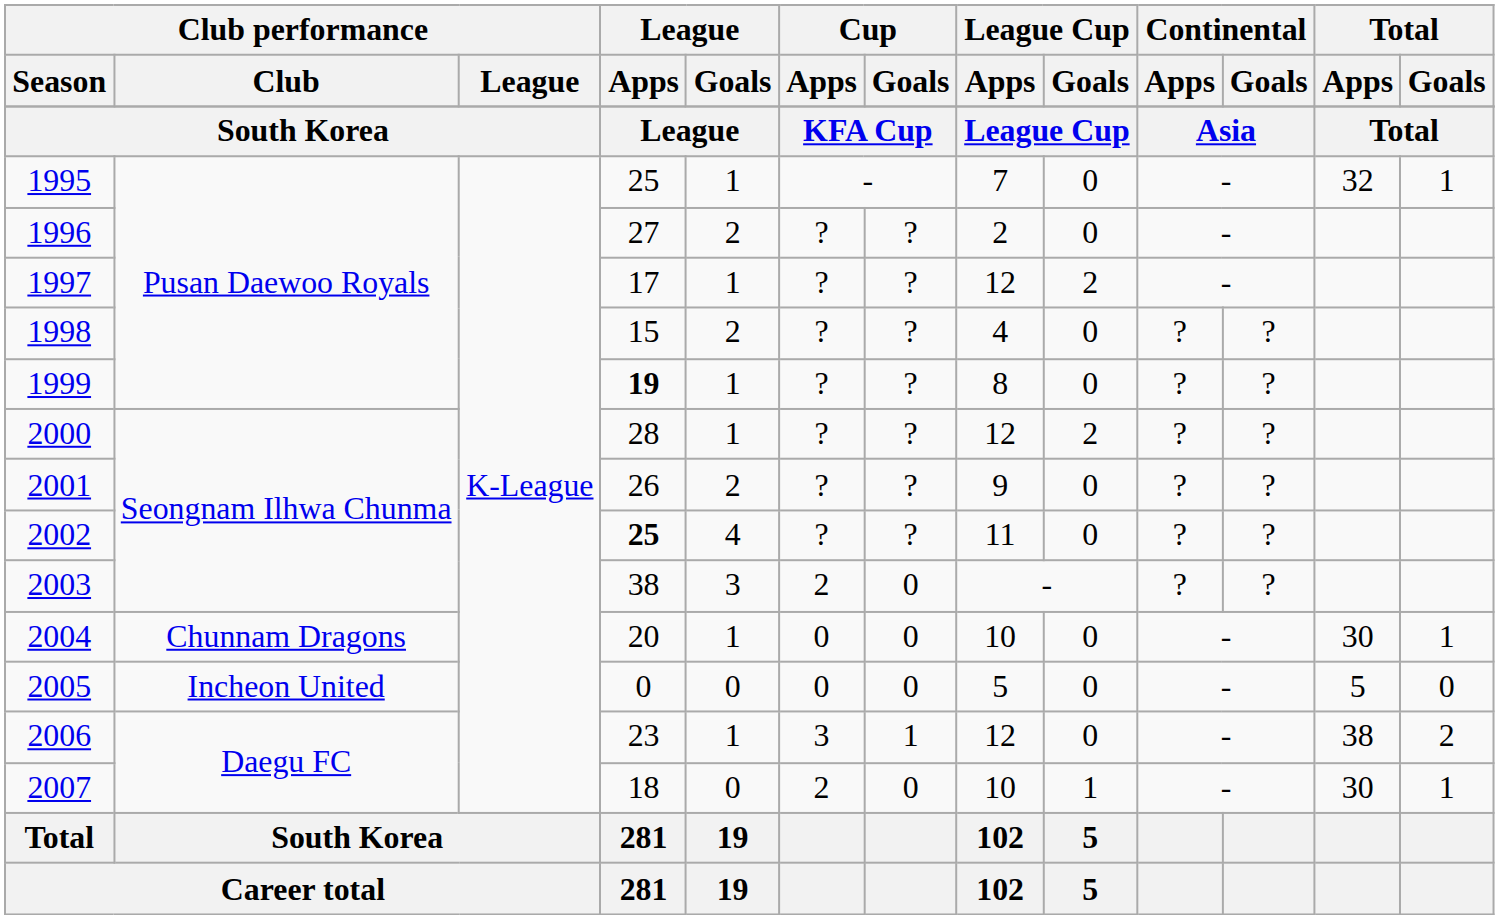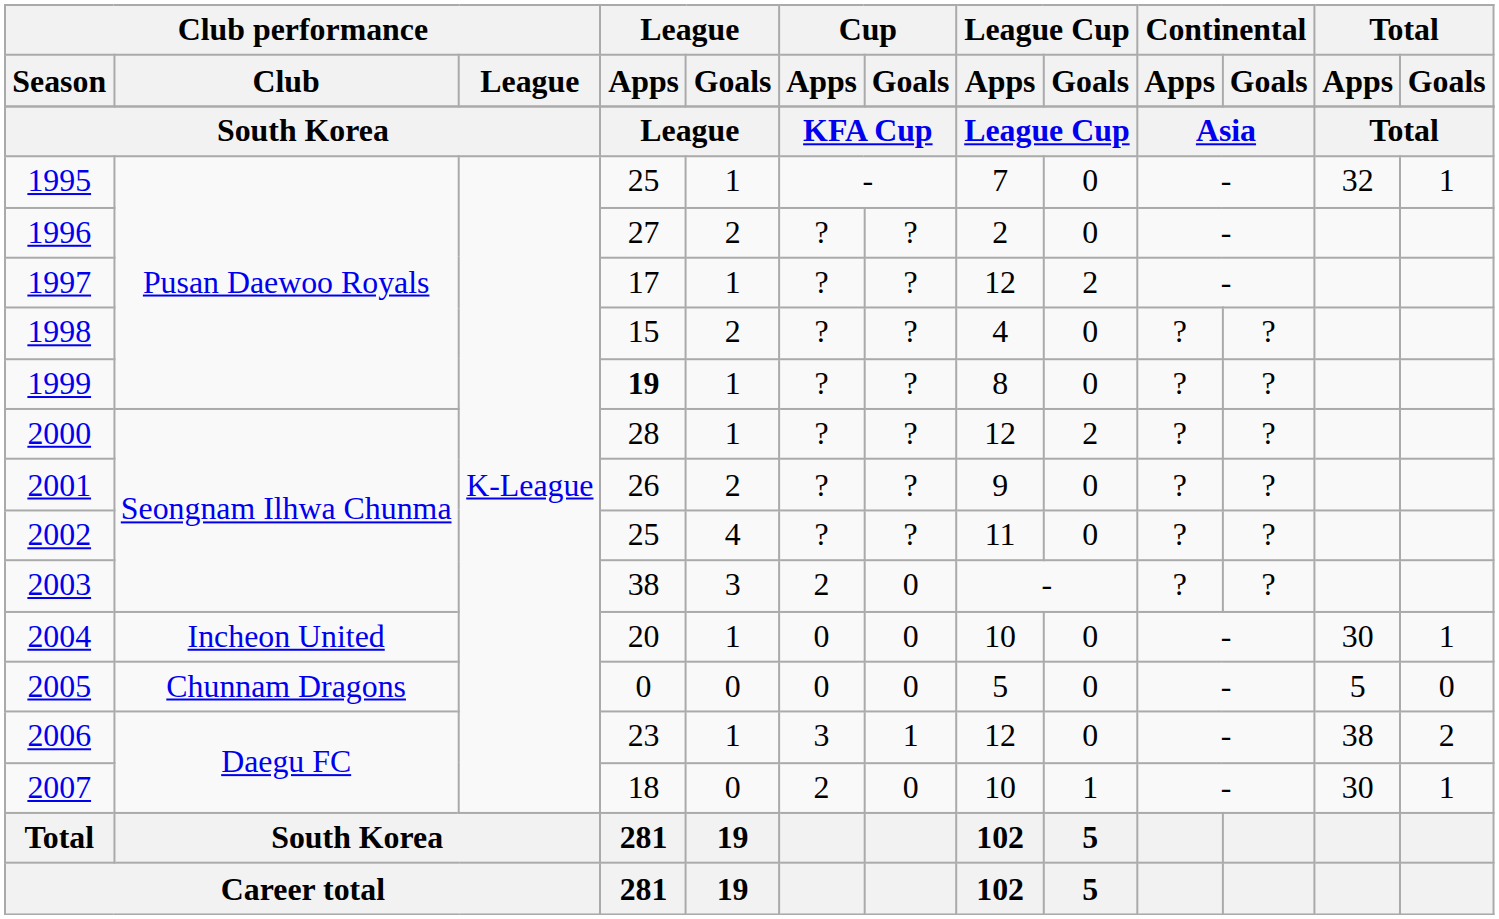(644, 534) bold -> (644, 534) normal
(286, 635) Chunnam Dragons -> (286, 635) Incheon United
(286, 686) Incheon United -> (286, 686) Chunnam Dragons
